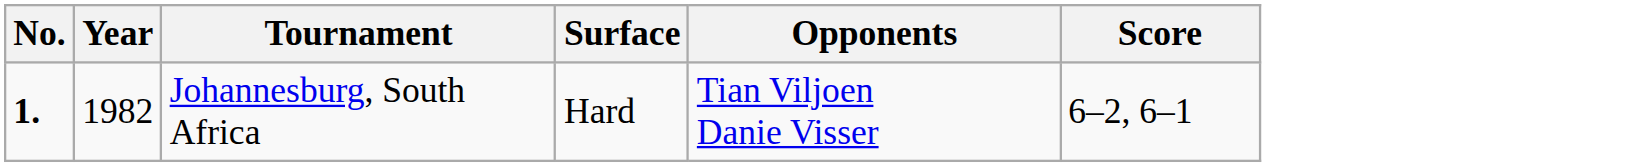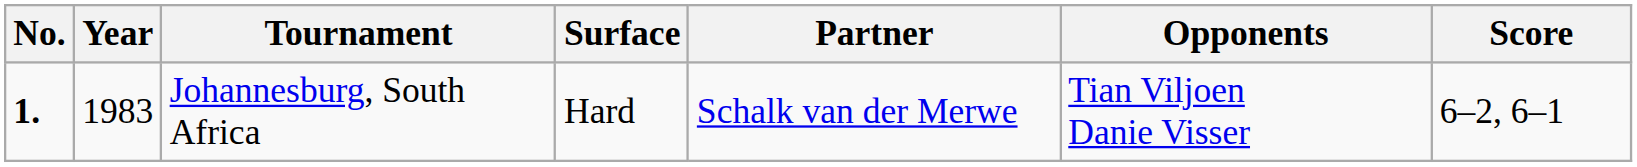+ column: (874, 32)
(118, 111) 1982 -> (118, 111) 1983
